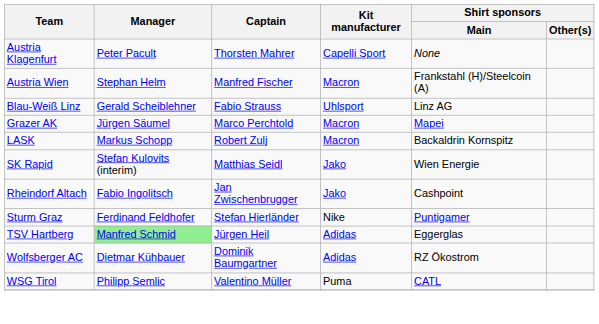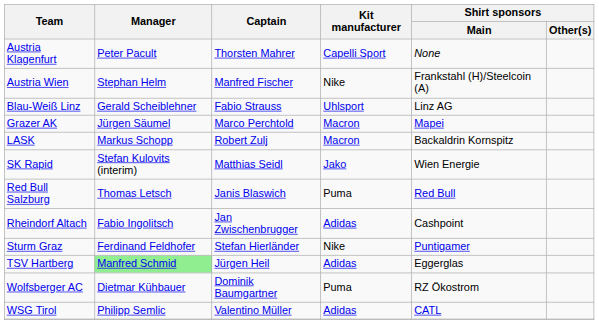(341, 83) Macron -> (334, 83) Nike
+ row: (28, 194)
(335, 194) Jako -> (340, 223) Adidas
(340, 258) Adidas -> (338, 287) Puma
(337, 281) Puma -> (340, 310) Adidas
